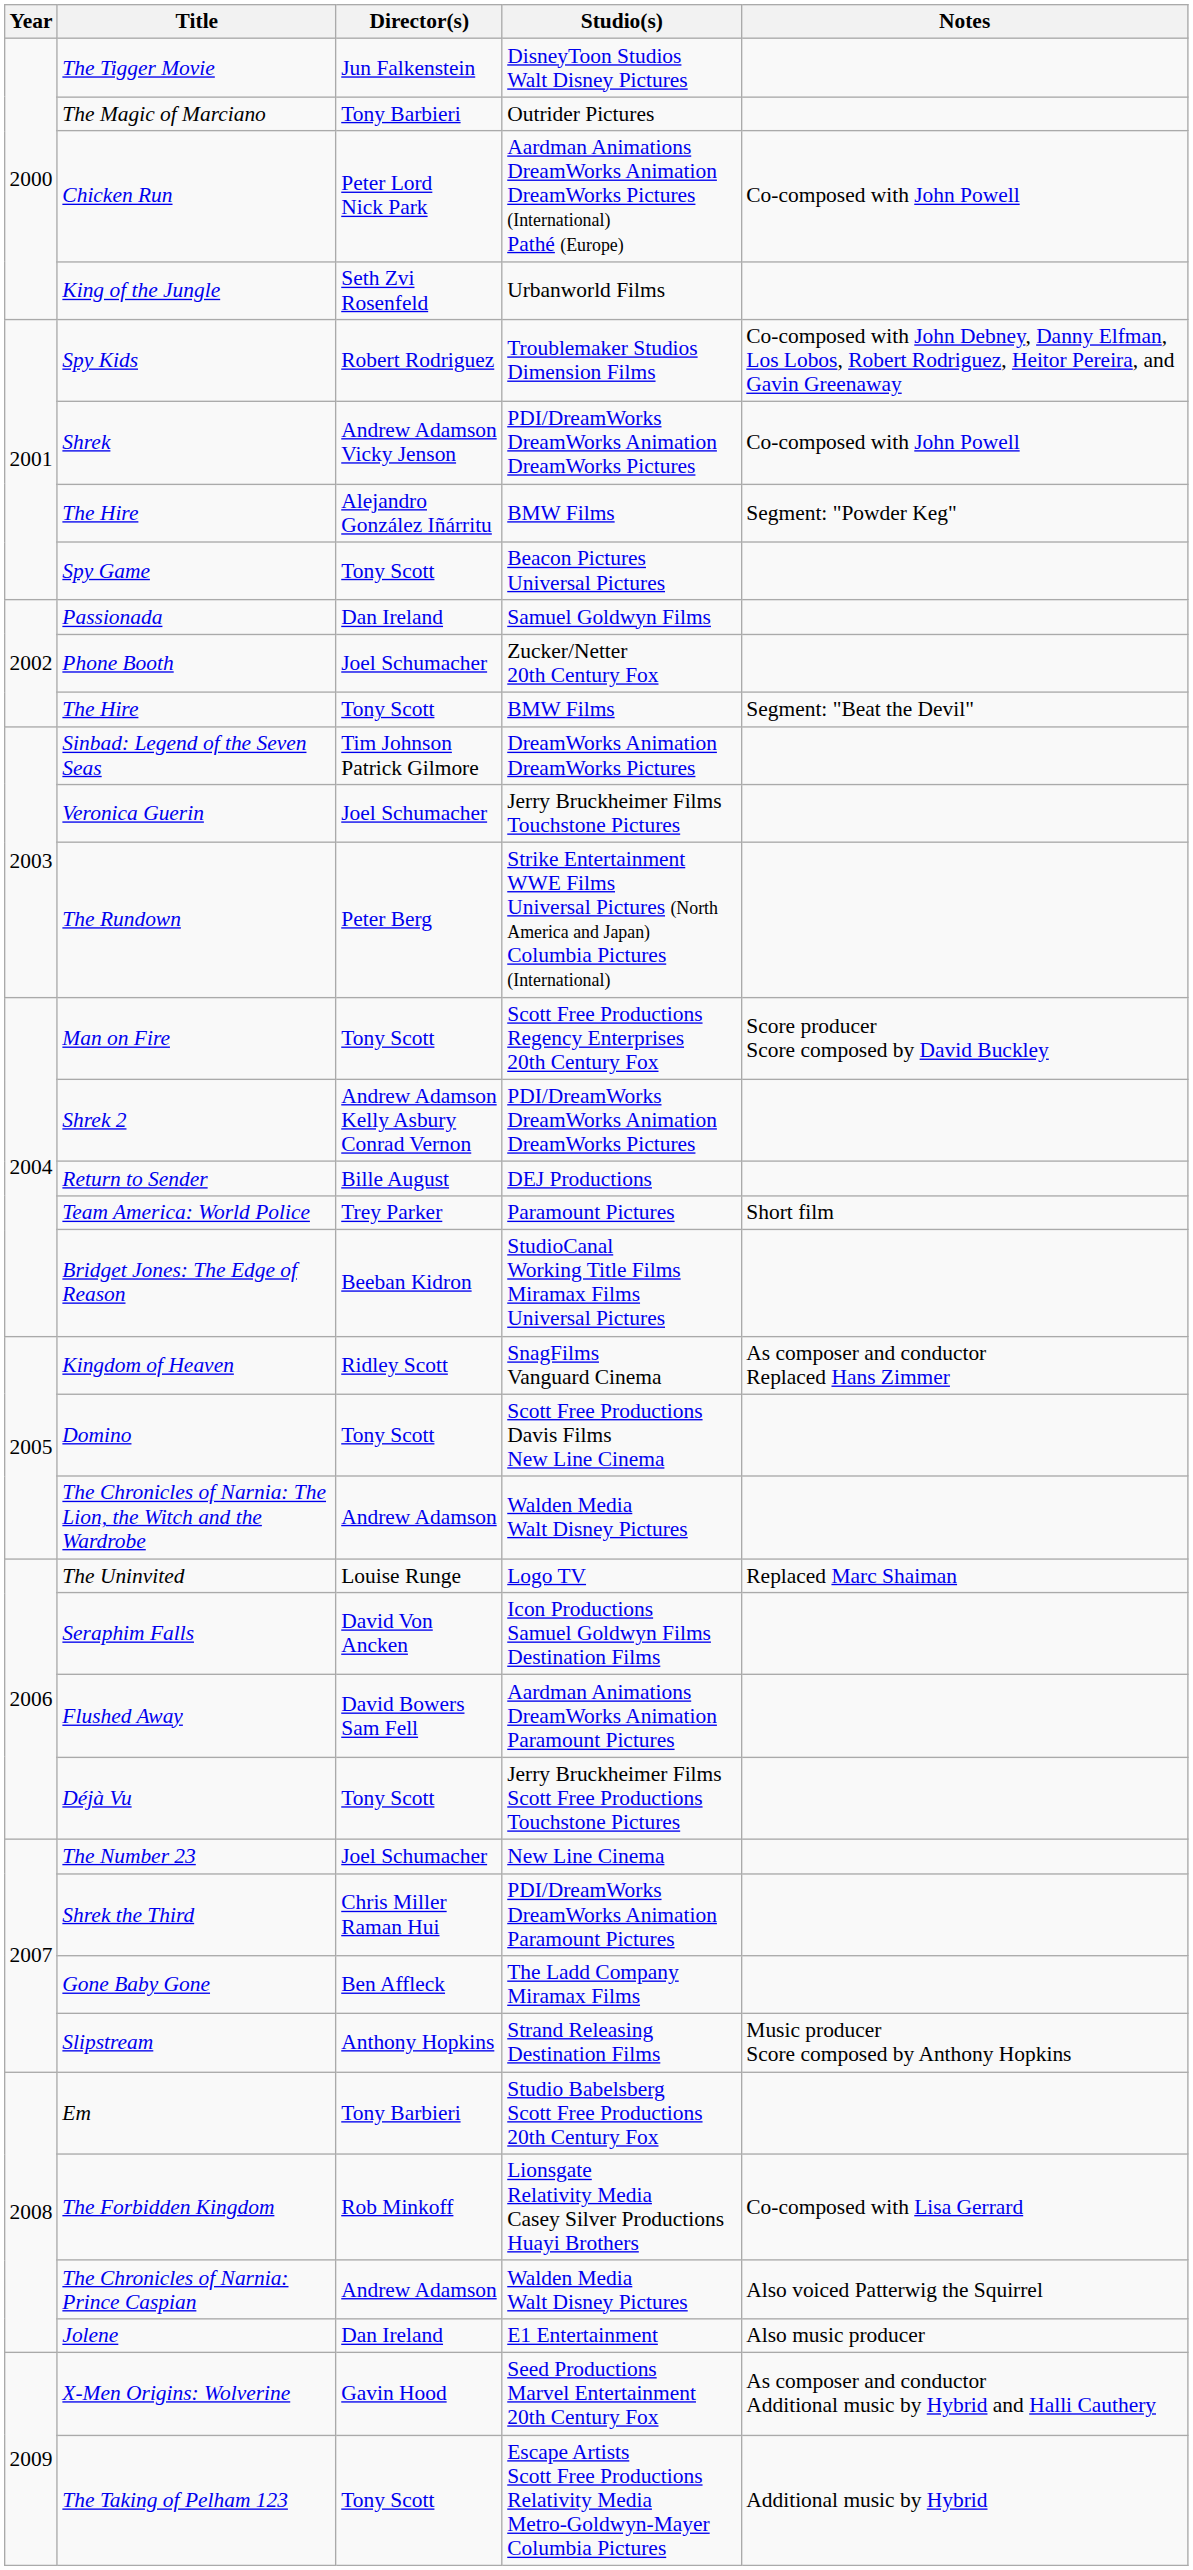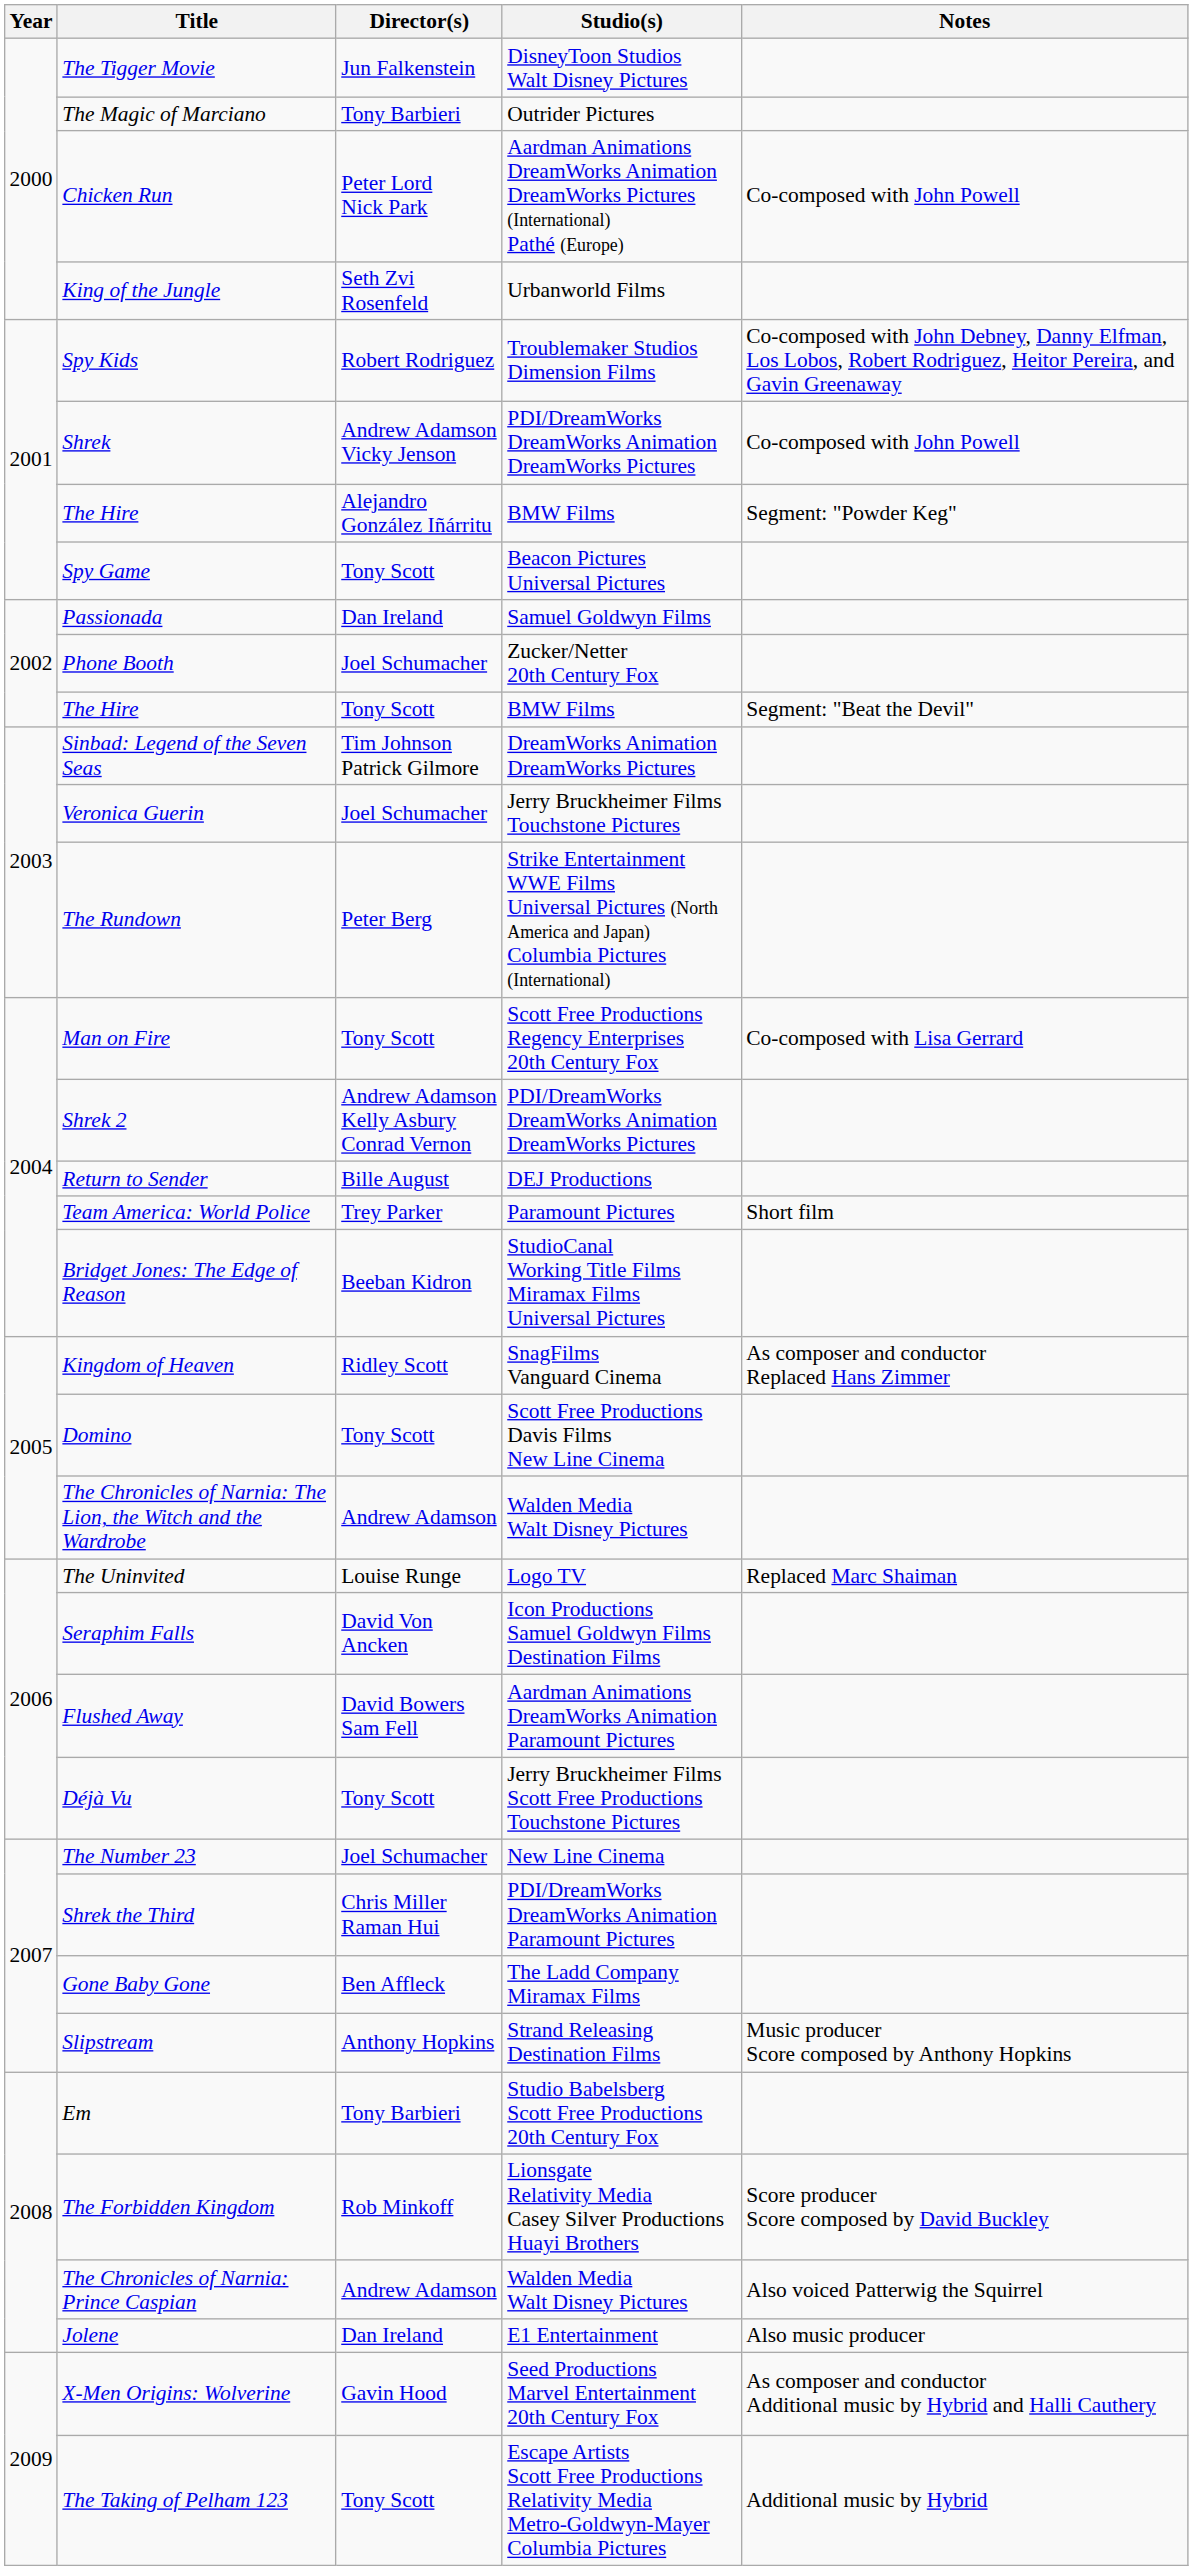(898, 1038) Score producer Score composed by David Buckley -> (885, 1038) Co-composed with Lisa Gerrard
(885, 2207) Co-composed with Lisa Gerrard -> (898, 2207) Score producer Score composed by David Buckley
